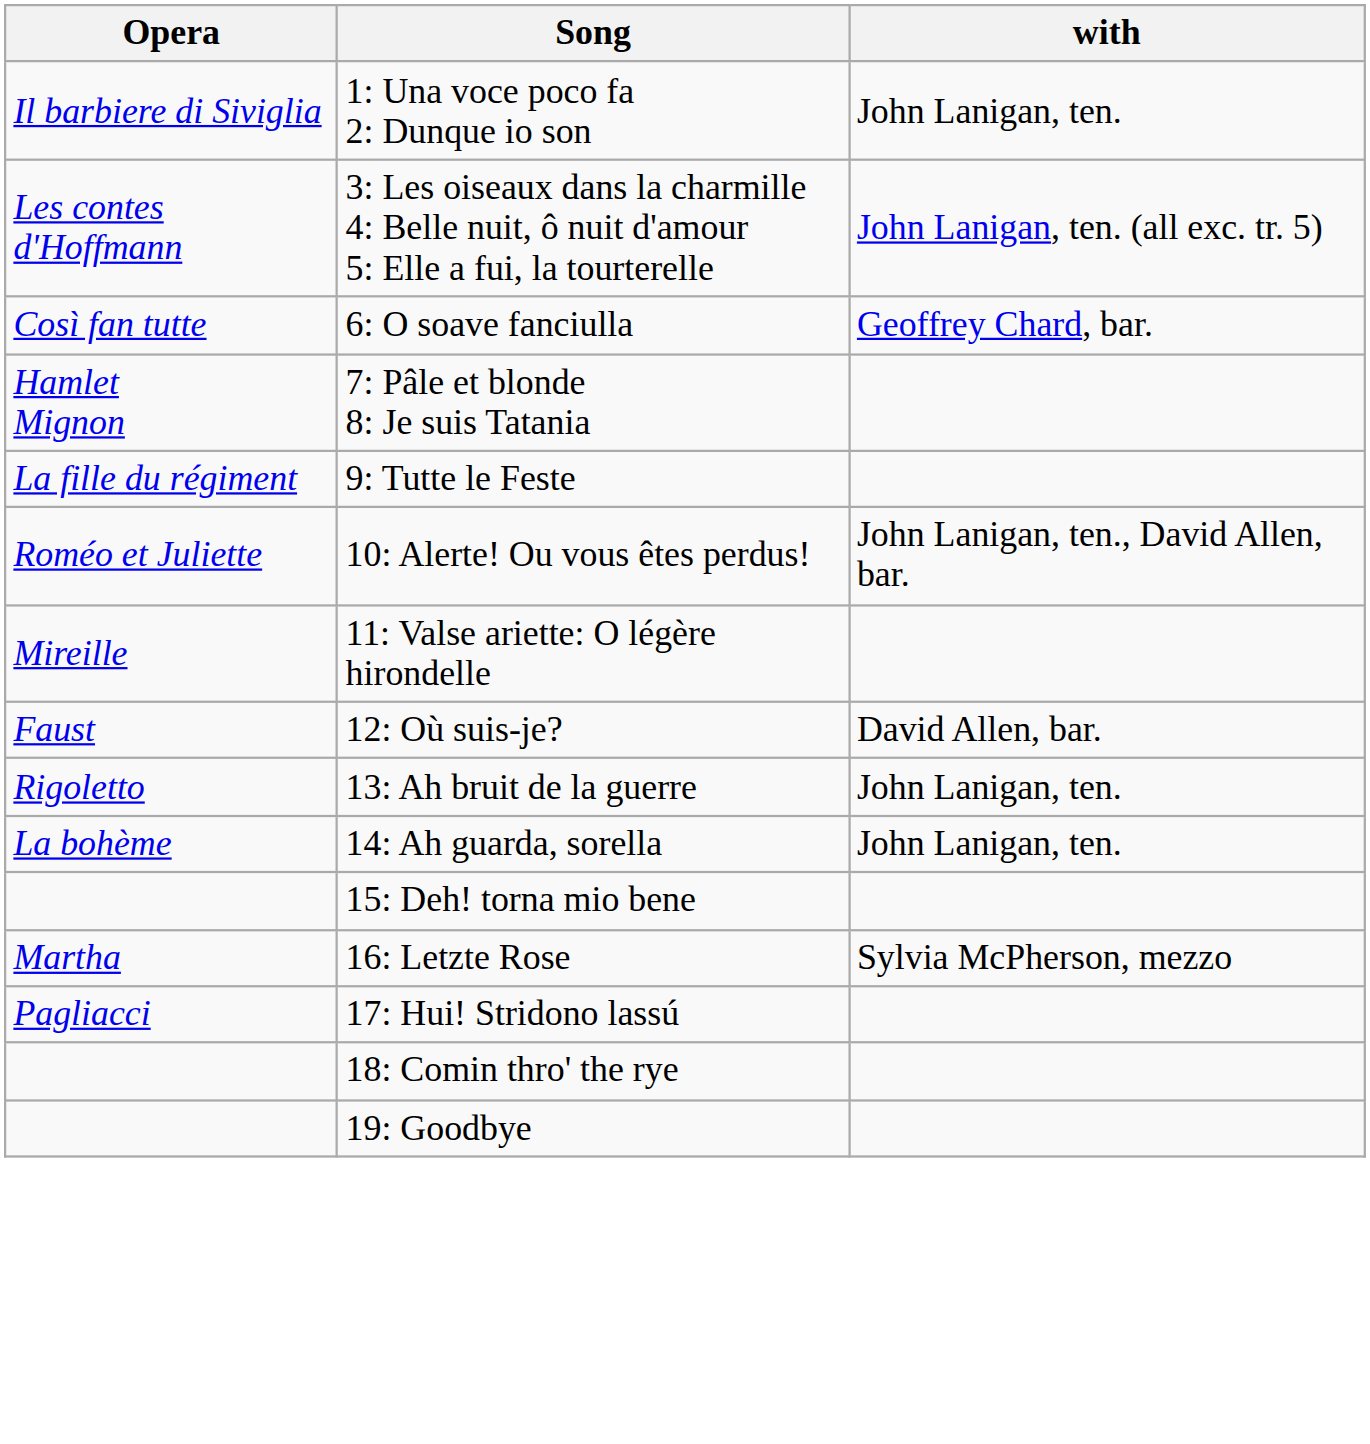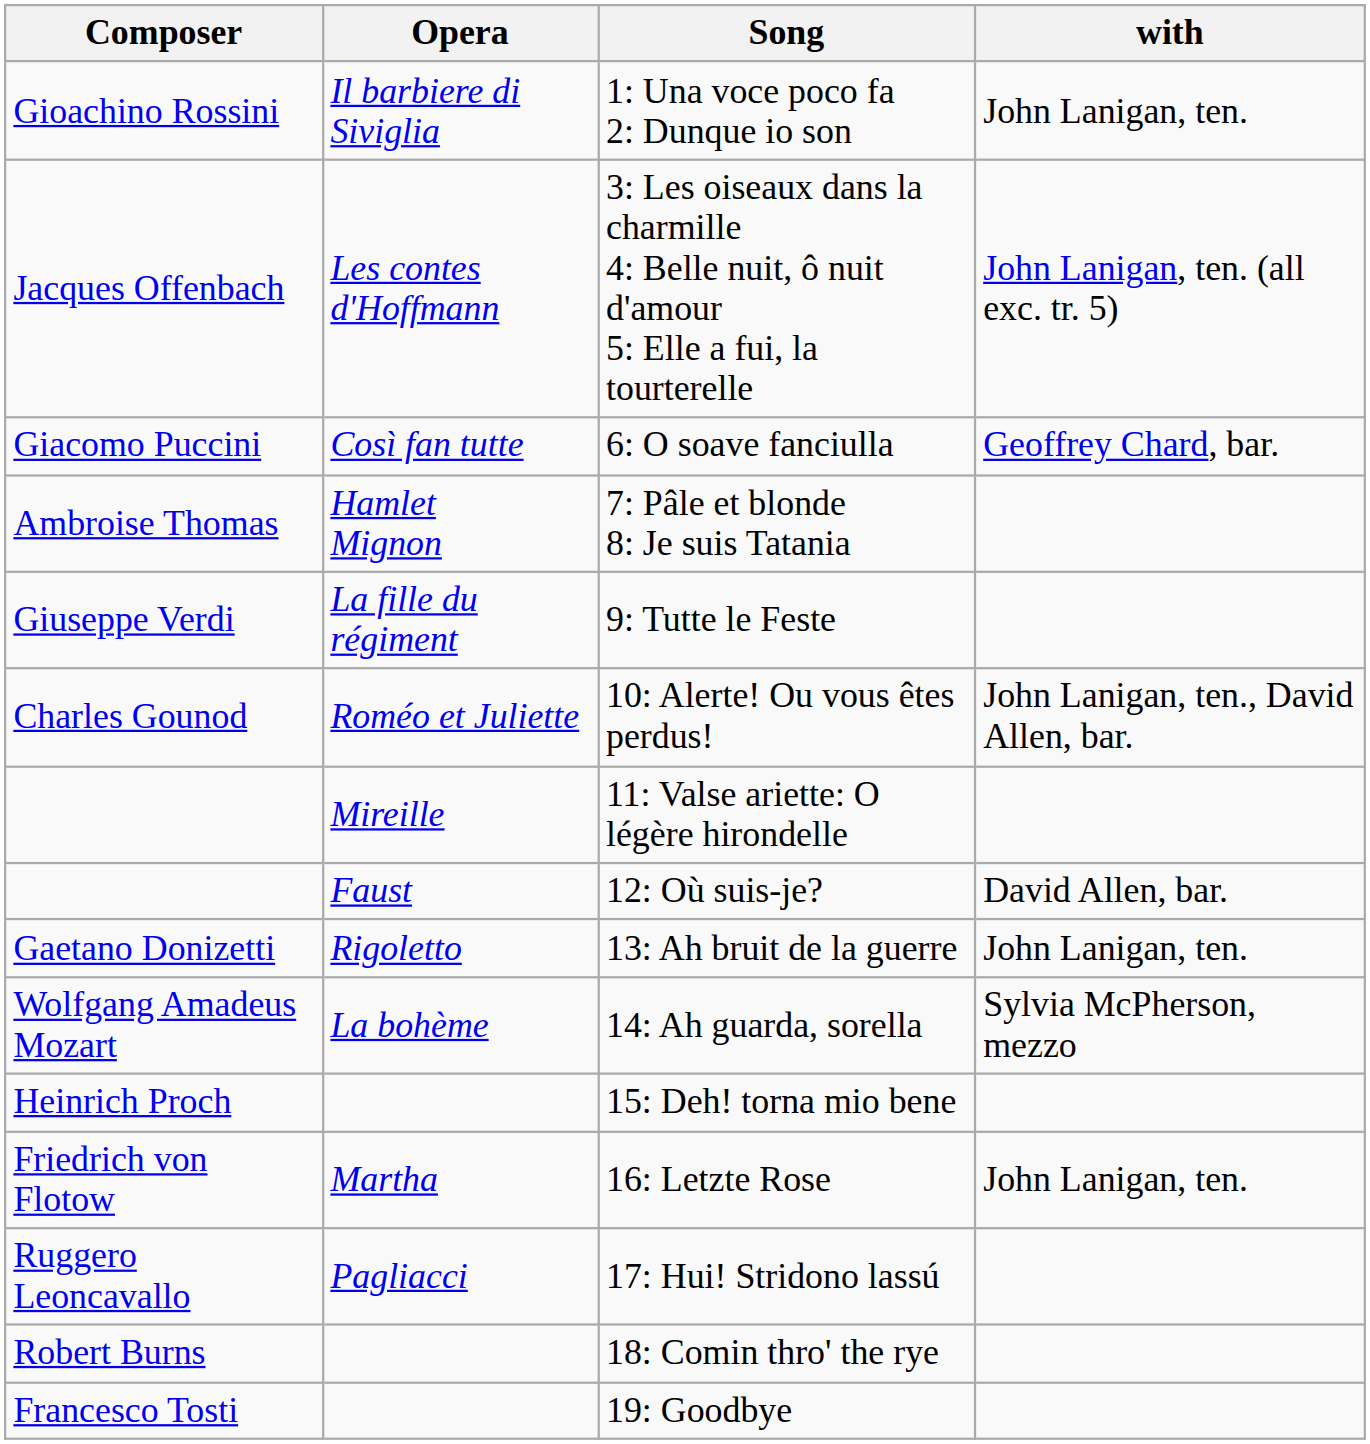+ column: (164, 32)
(989, 843) John Lanigan, ten. -> (1120, 1024) Sylvia McPherson, mezzo
(1045, 956) Sylvia McPherson, mezzo -> (1116, 1178) John Lanigan, ten.
